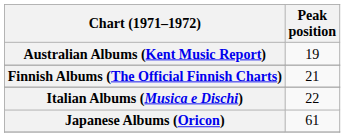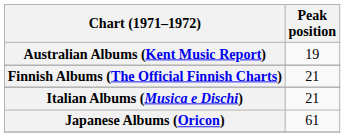(312, 98) 22 -> (312, 98) 21
